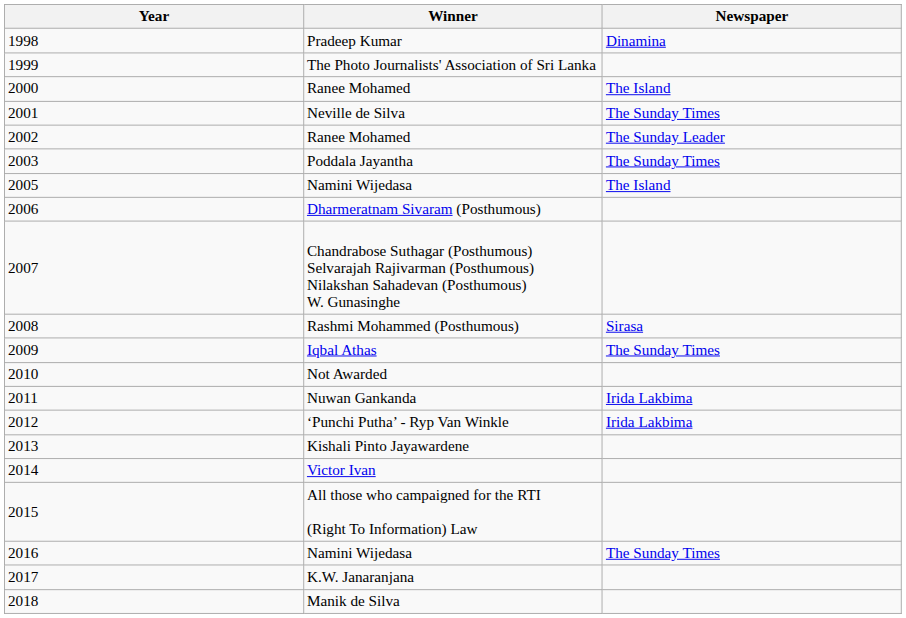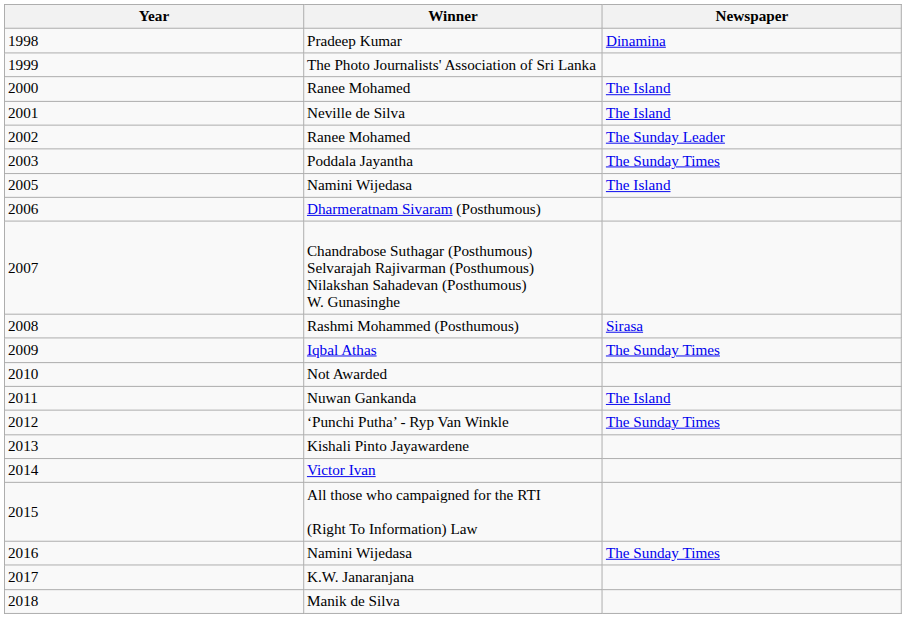(663, 112) The Sunday Times -> (638, 112) The Island
(649, 398) Irida Lakbima -> (638, 398) The Island
(649, 422) Irida Lakbima -> (663, 422) The Sunday Times
